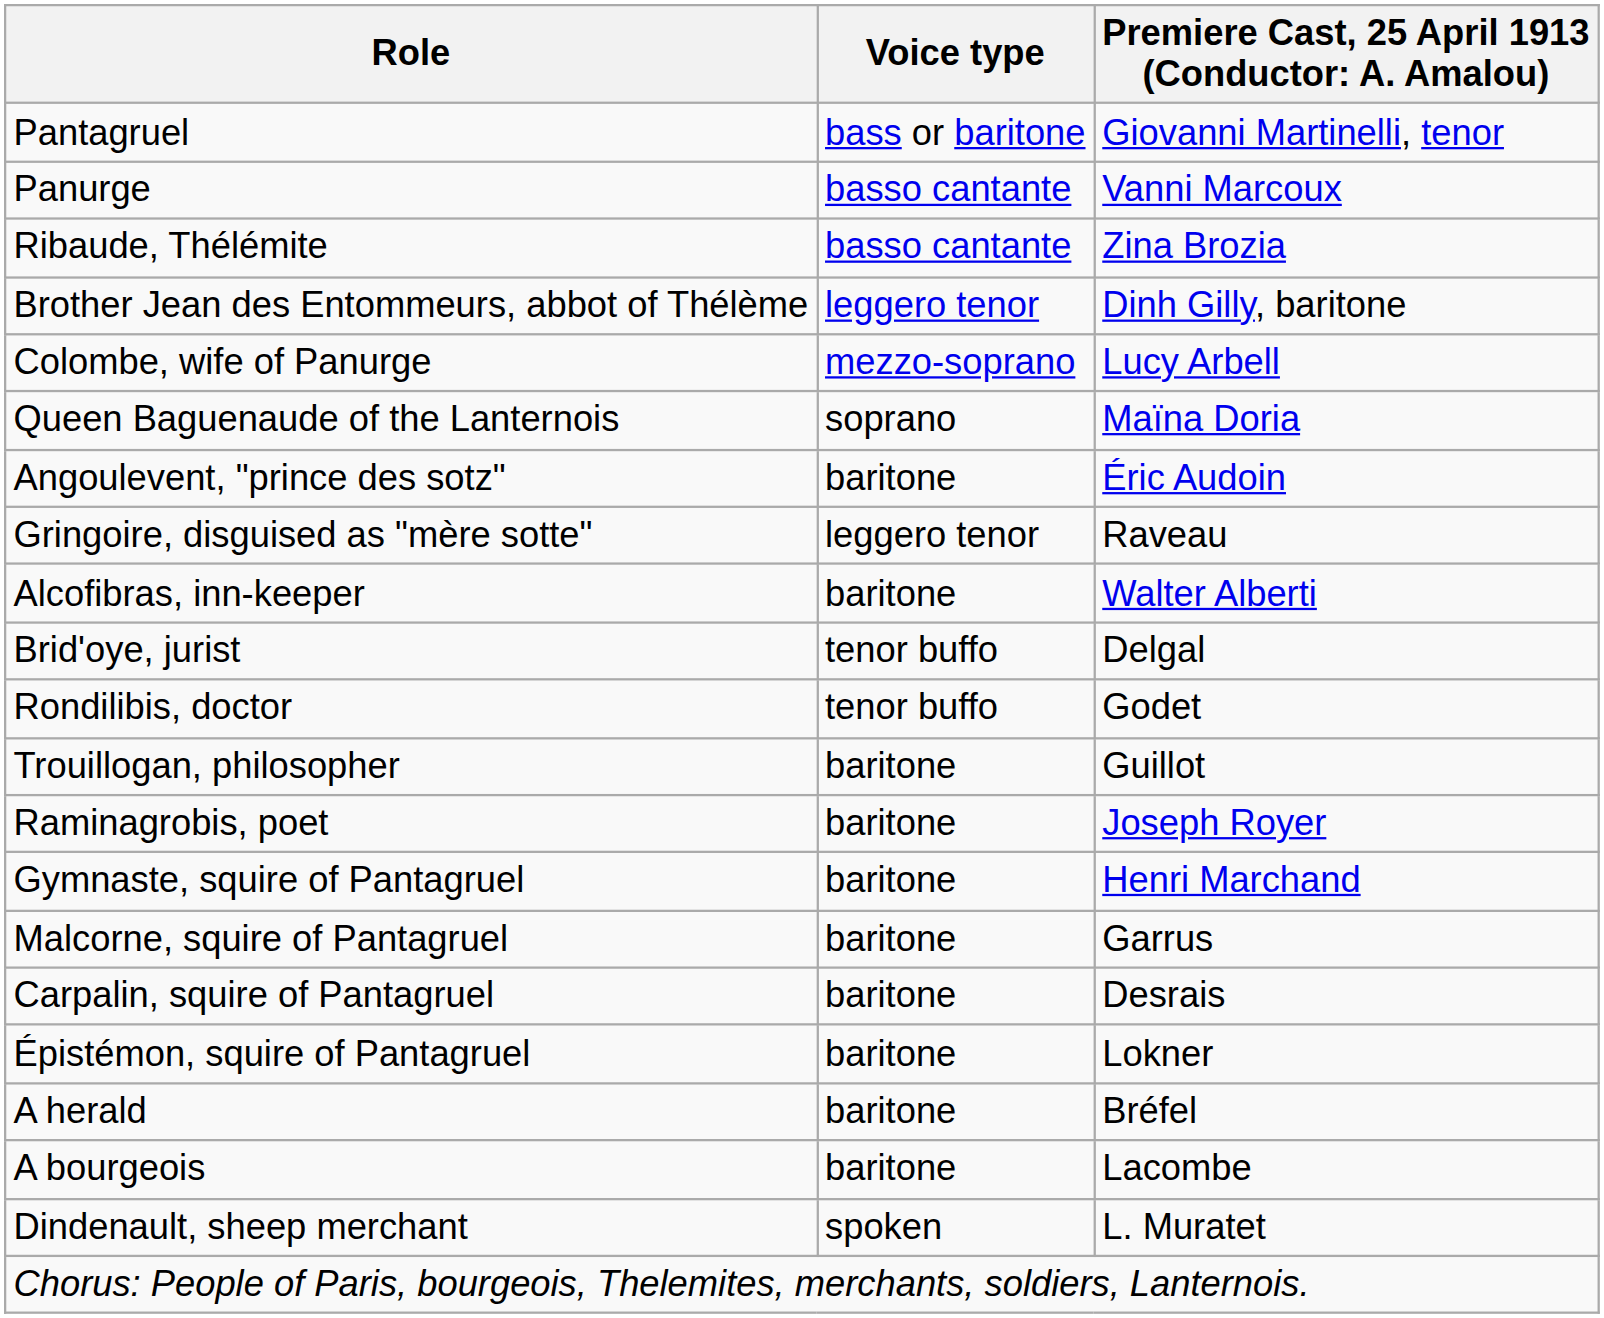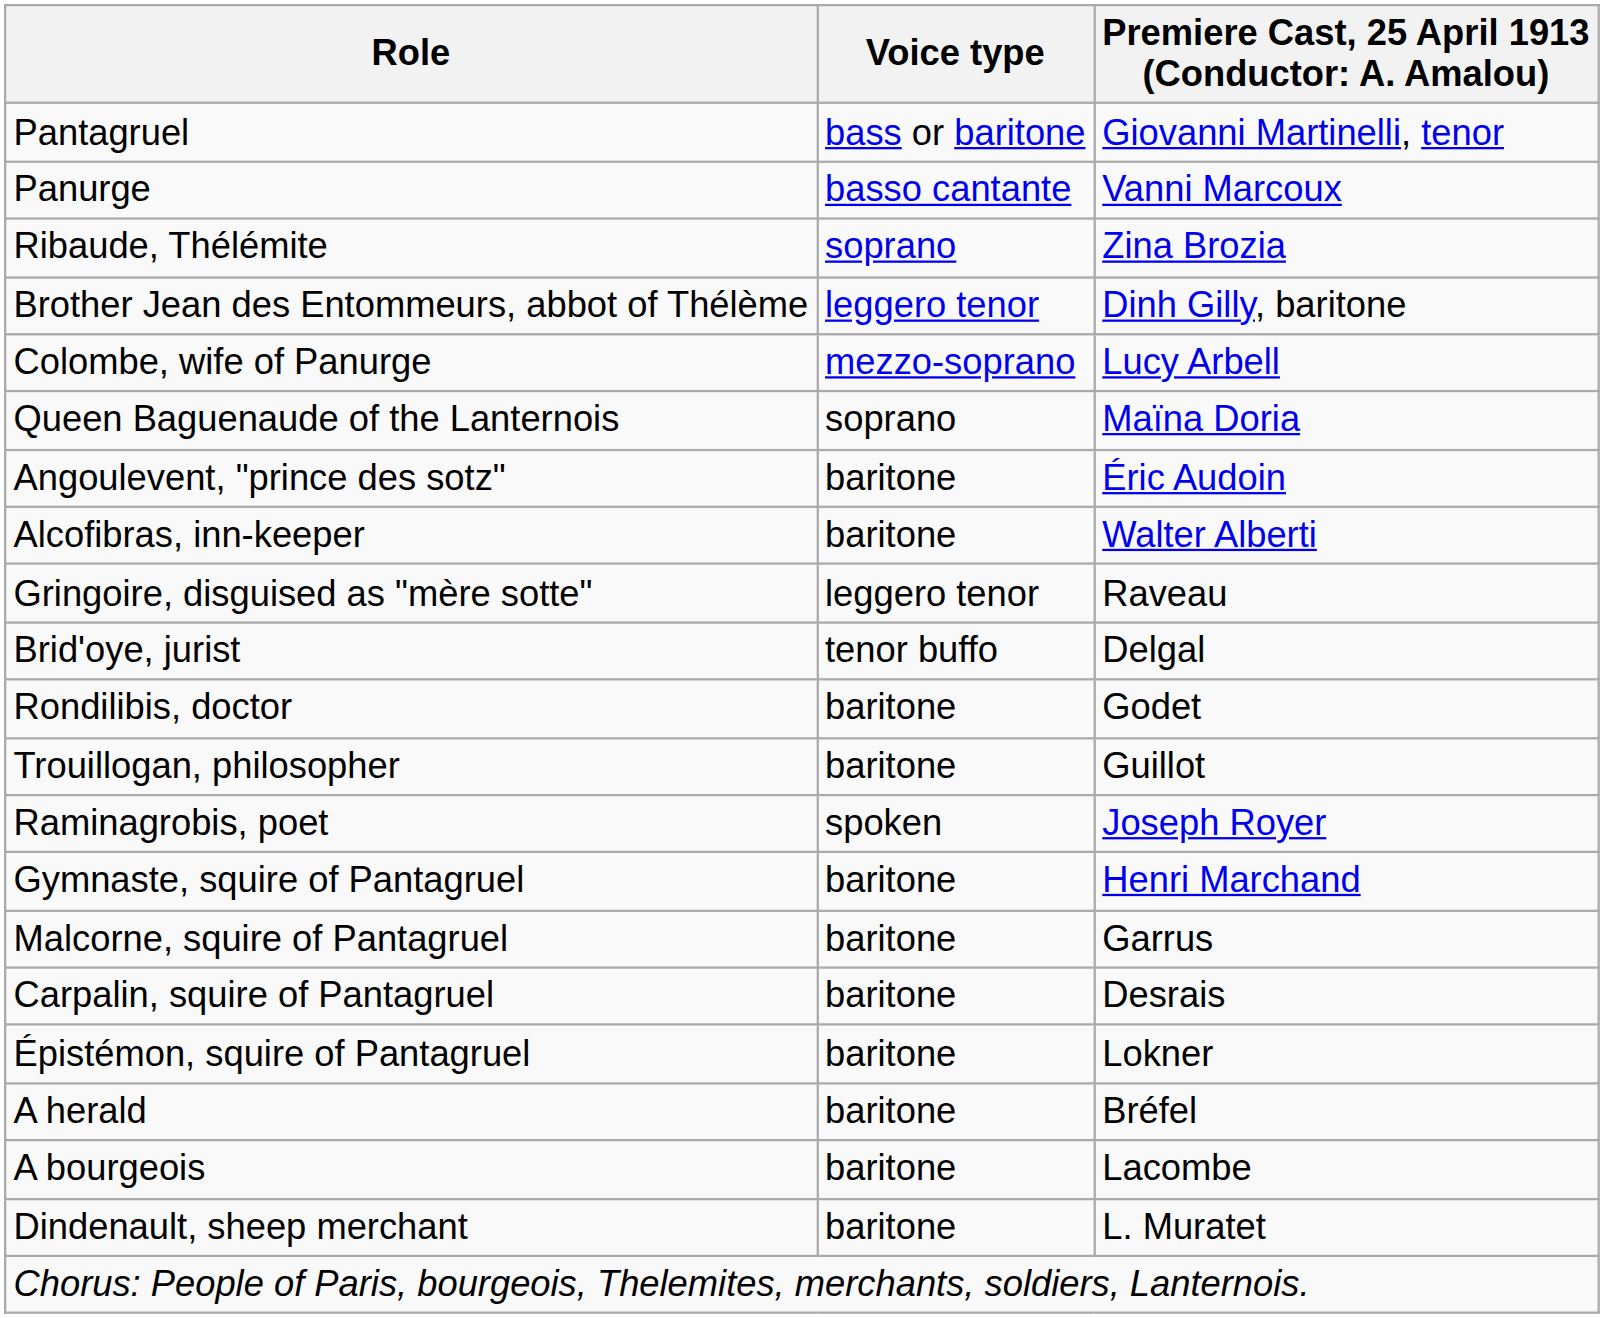(948, 246) basso cantante -> (891, 246) soprano
rows swapped: (189, 592) <-> (303, 534)
(912, 707) tenor buffo -> (891, 707) baritone
(891, 822) baritone -> (884, 822) spoken
(884, 1226) spoken -> (891, 1226) baritone
